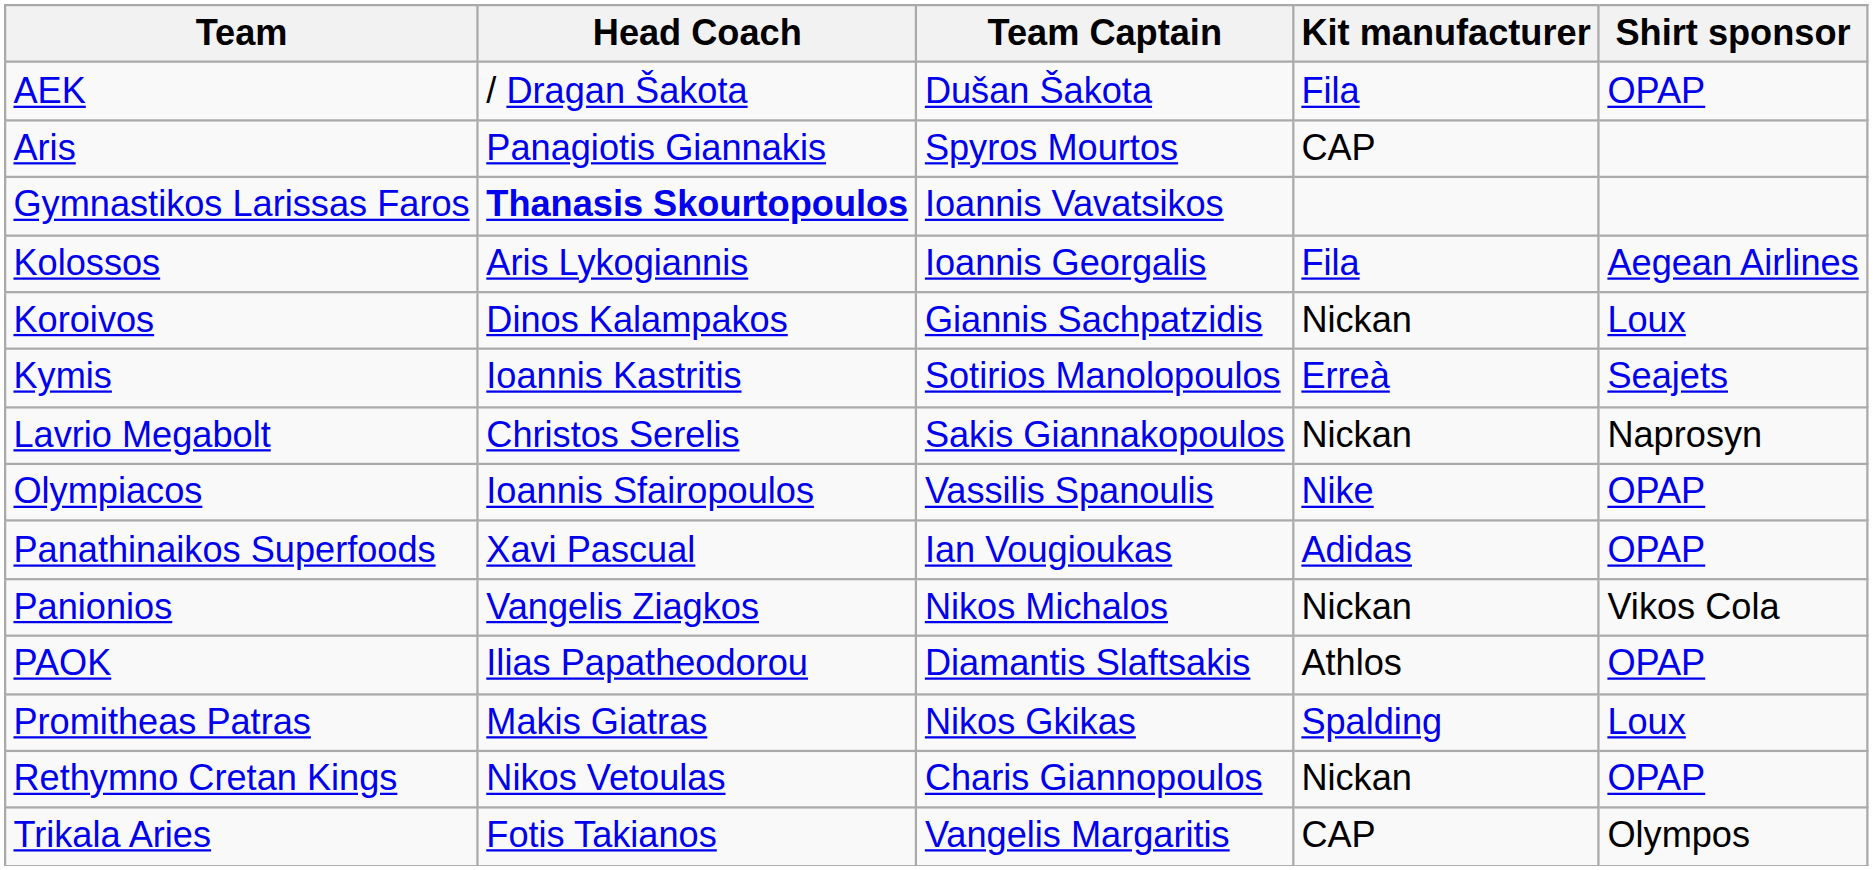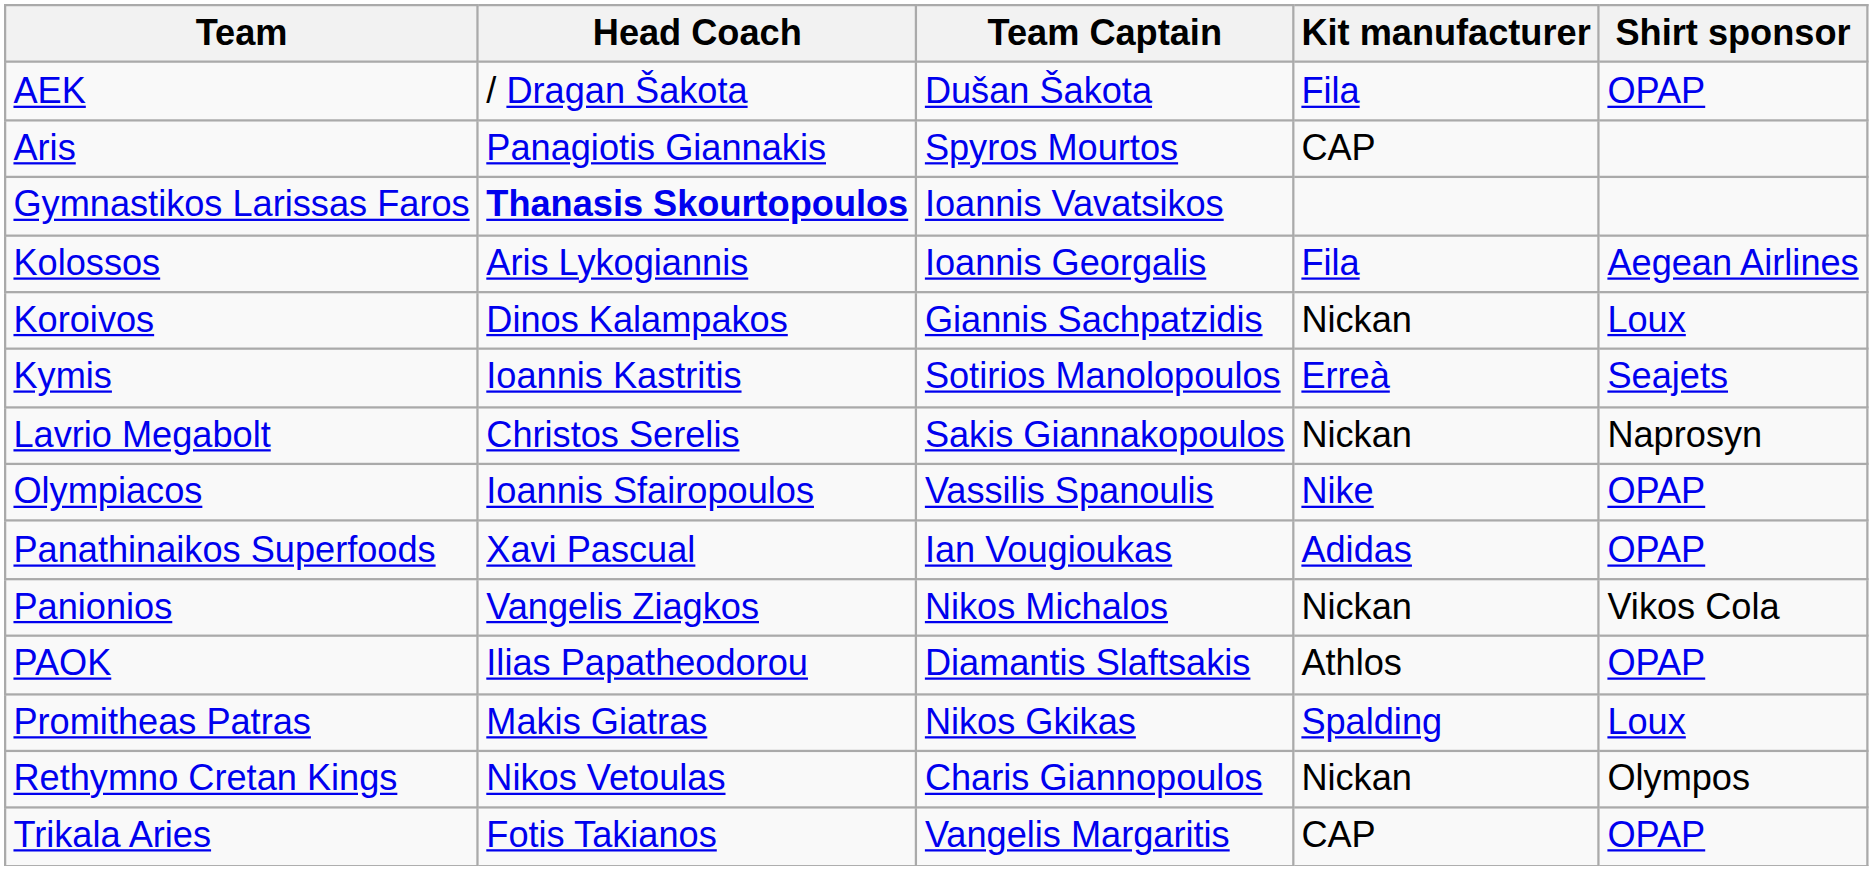(1656, 778) OPAP -> (1679, 778) Olympos
(1679, 836) Olympos -> (1656, 836) OPAP
